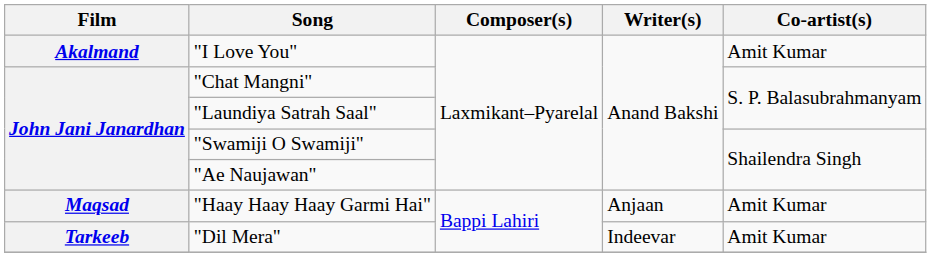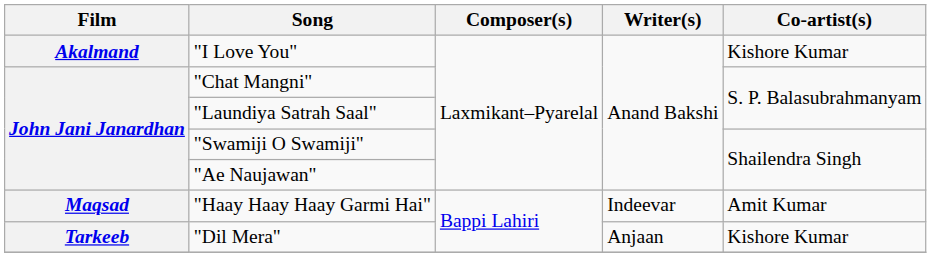(777, 50) Amit Kumar -> (788, 50) Kishore Kumar
(635, 205) Anjaan -> (641, 205) Indeevar
(641, 236) Indeevar -> (635, 236) Anjaan
(777, 236) Amit Kumar -> (788, 236) Kishore Kumar
